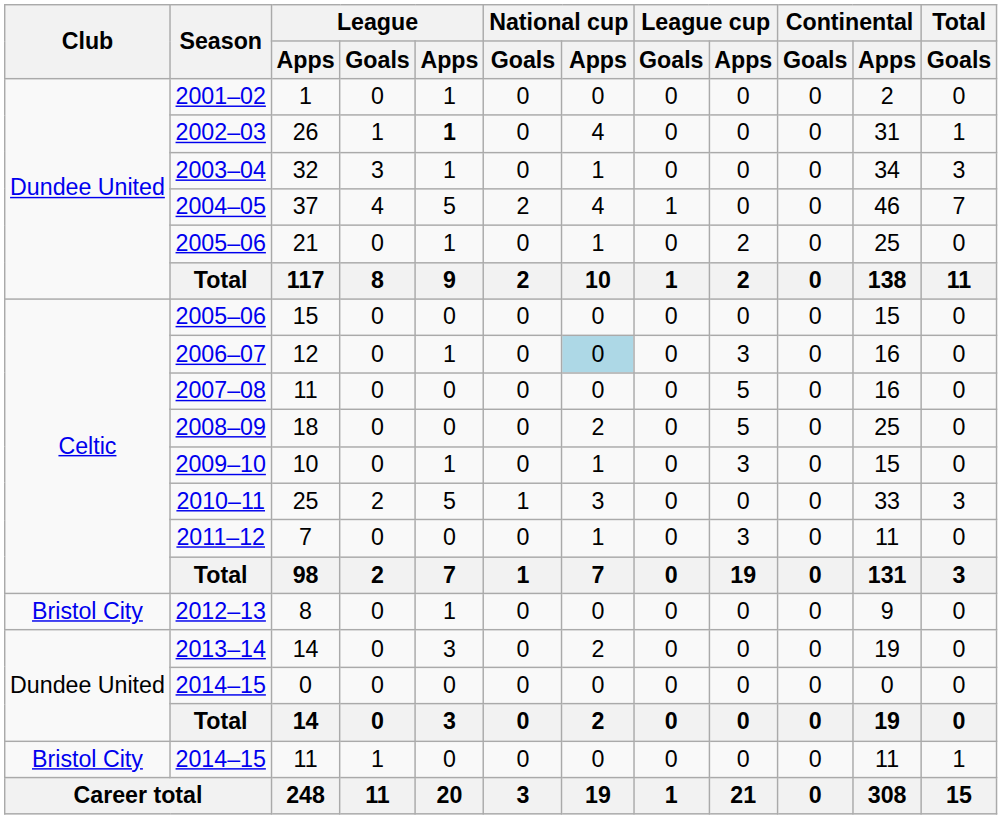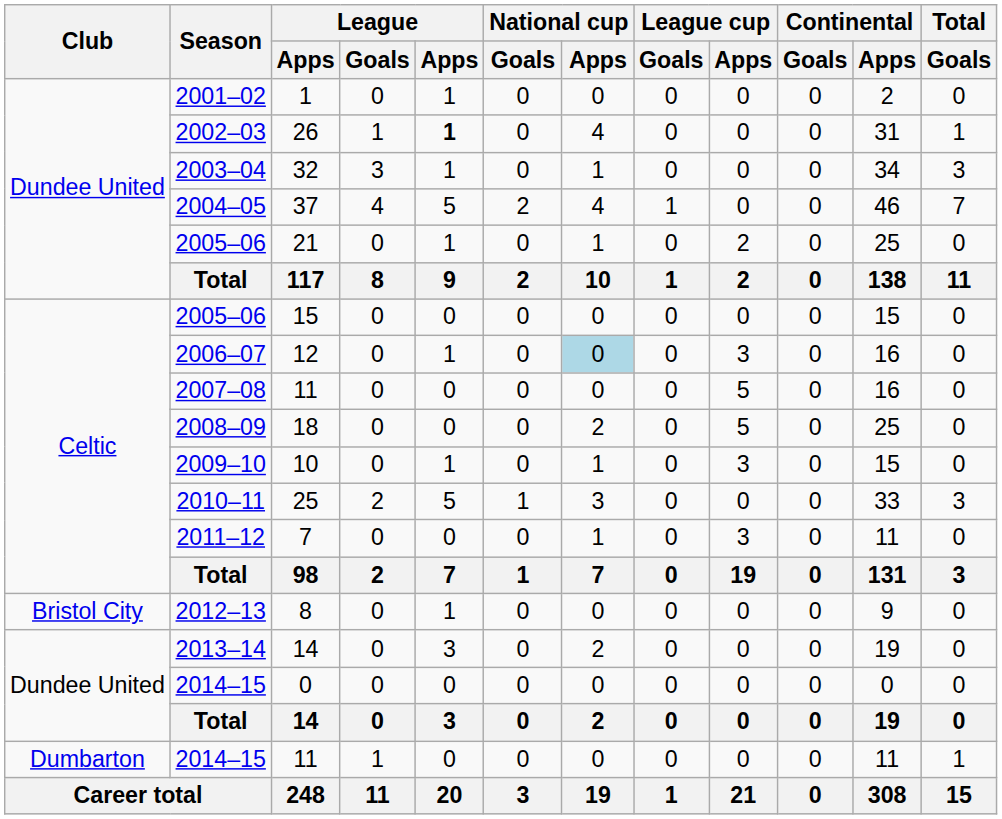(87, 758) Bristol City -> (87, 758) Dumbarton
